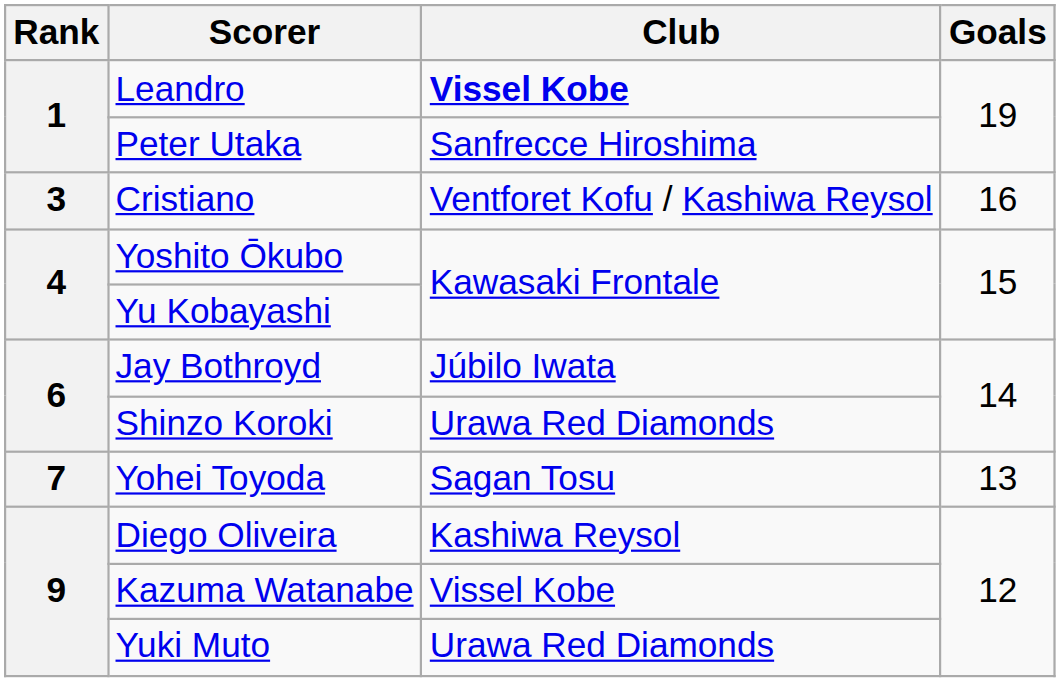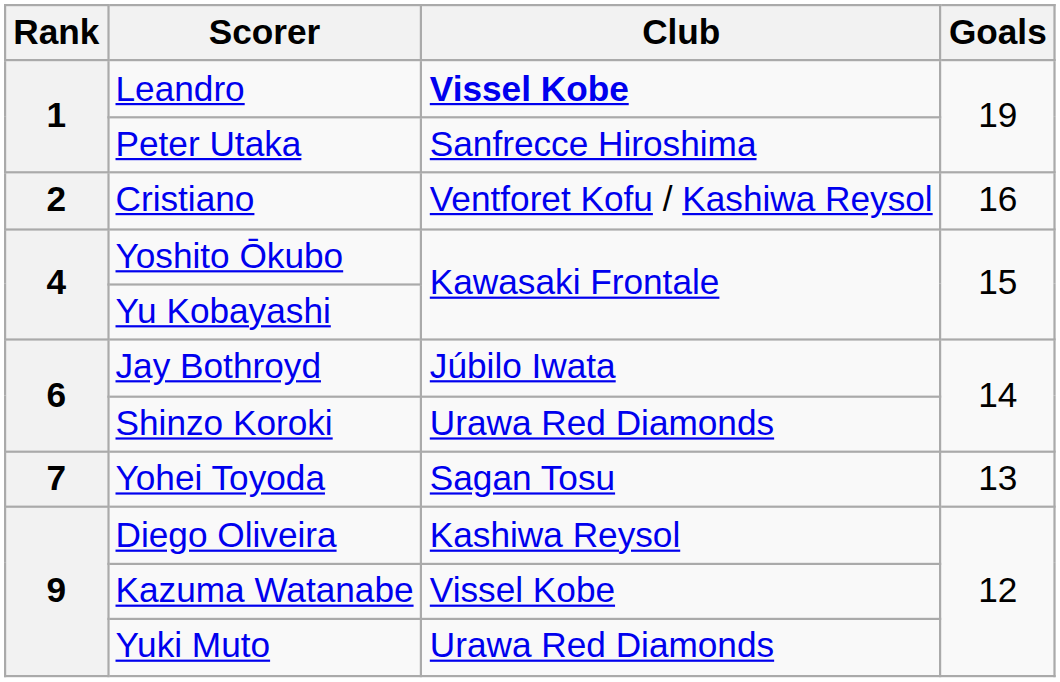(56, 199) 3 -> (56, 199) 2
